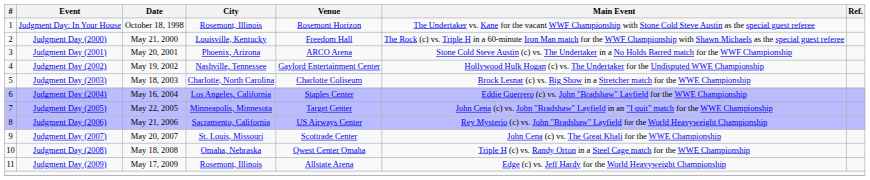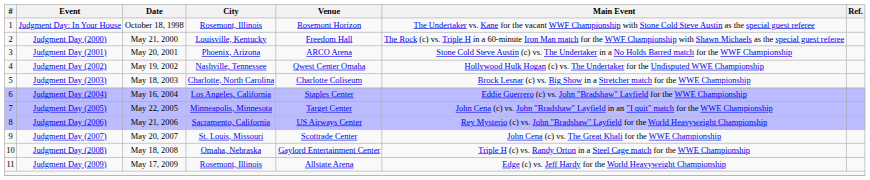(329, 66) Gaylord Entertainment Center -> (329, 66) Qwest Center Omaha
(329, 150) Qwest Center Omaha -> (329, 150) Gaylord Entertainment Center
